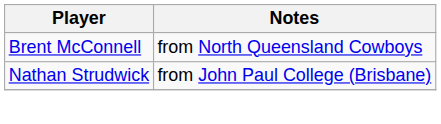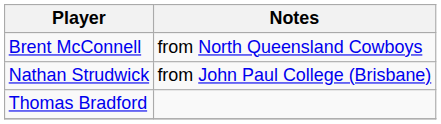+ row: (78, 103)
